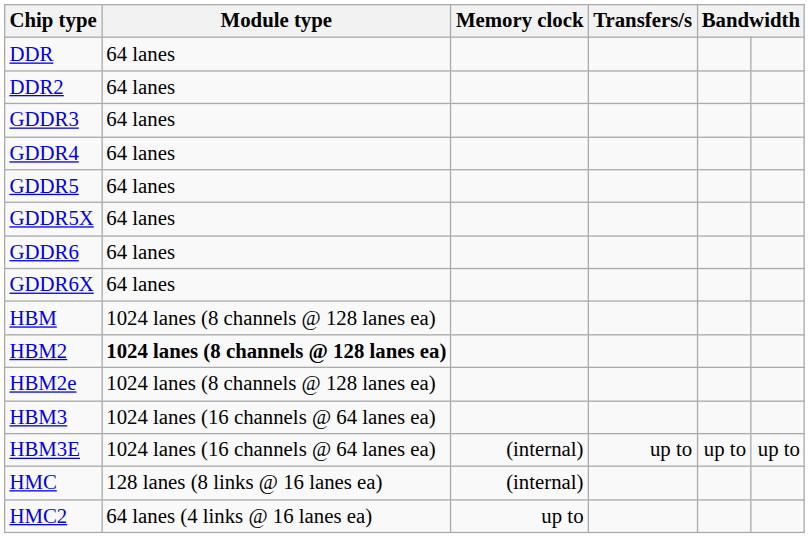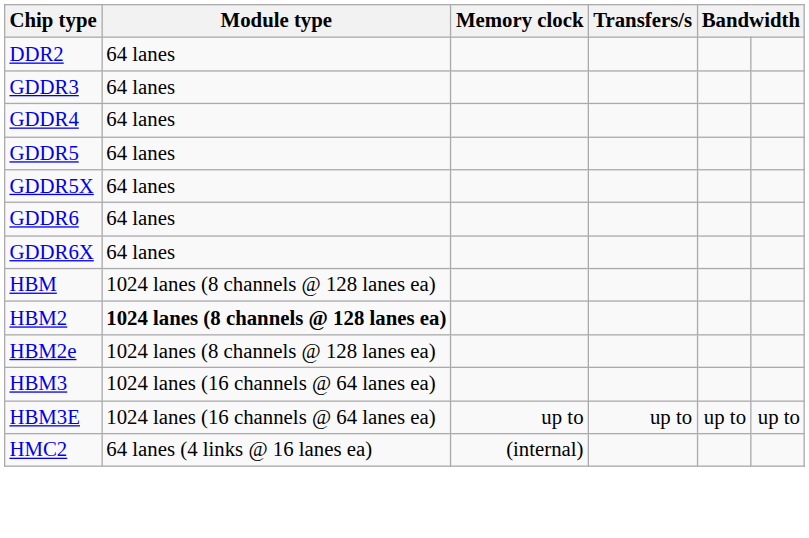- row: (31, 53)
(545, 449) (internal) -> (562, 416) up to
- row: (33, 482)
(562, 515) up to -> (545, 449) (internal)
